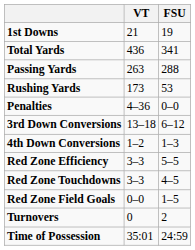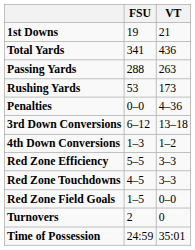columns swapped: (175, 13) <-> (141, 13)
